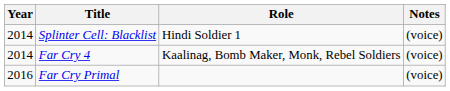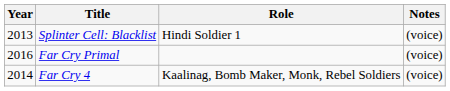(20, 34) 2014 -> (20, 34) 2013
rows swapped: (64, 55) <-> (79, 75)
